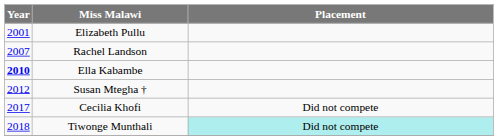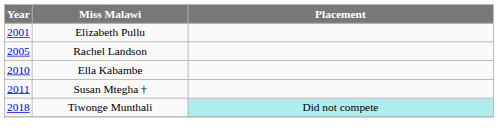(18, 51) 2007 -> (18, 51) 2005
(18, 70) bold -> (18, 70) normal
(18, 89) 2012 -> (18, 89) 2011
- row: (110, 108)
